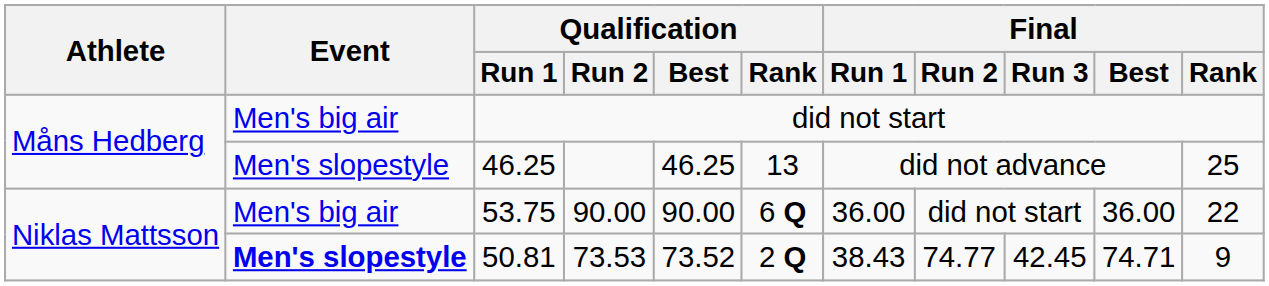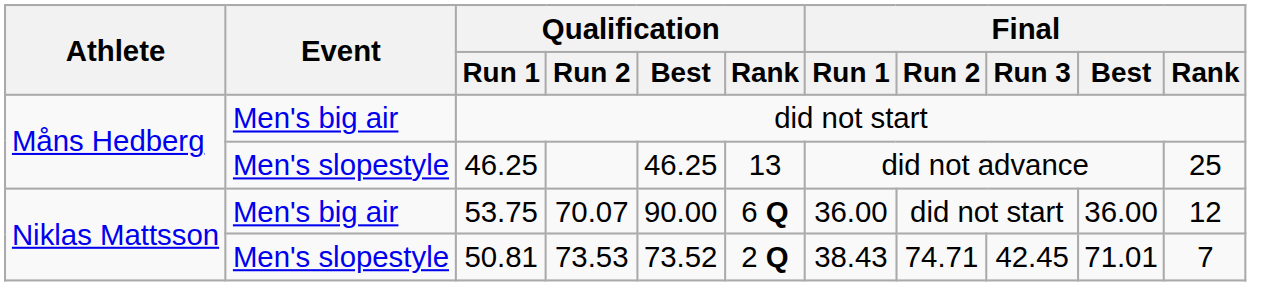(609, 212) 90.00 -> (592, 212) 70.07
(1223, 212) 22 -> (1205, 212) 12
(350, 258) bold -> (341, 258) normal
(959, 258) 74.77 -> (942, 258) 74.71
(1139, 258) 74.71 -> (1121, 258) 71.01
(1223, 258) 9 -> (1205, 258) 7
